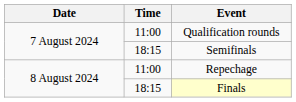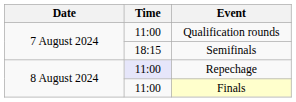(148, 69) no background -> (148, 69) lavender background
(148, 87) 18:15 -> (148, 87) 11:00
